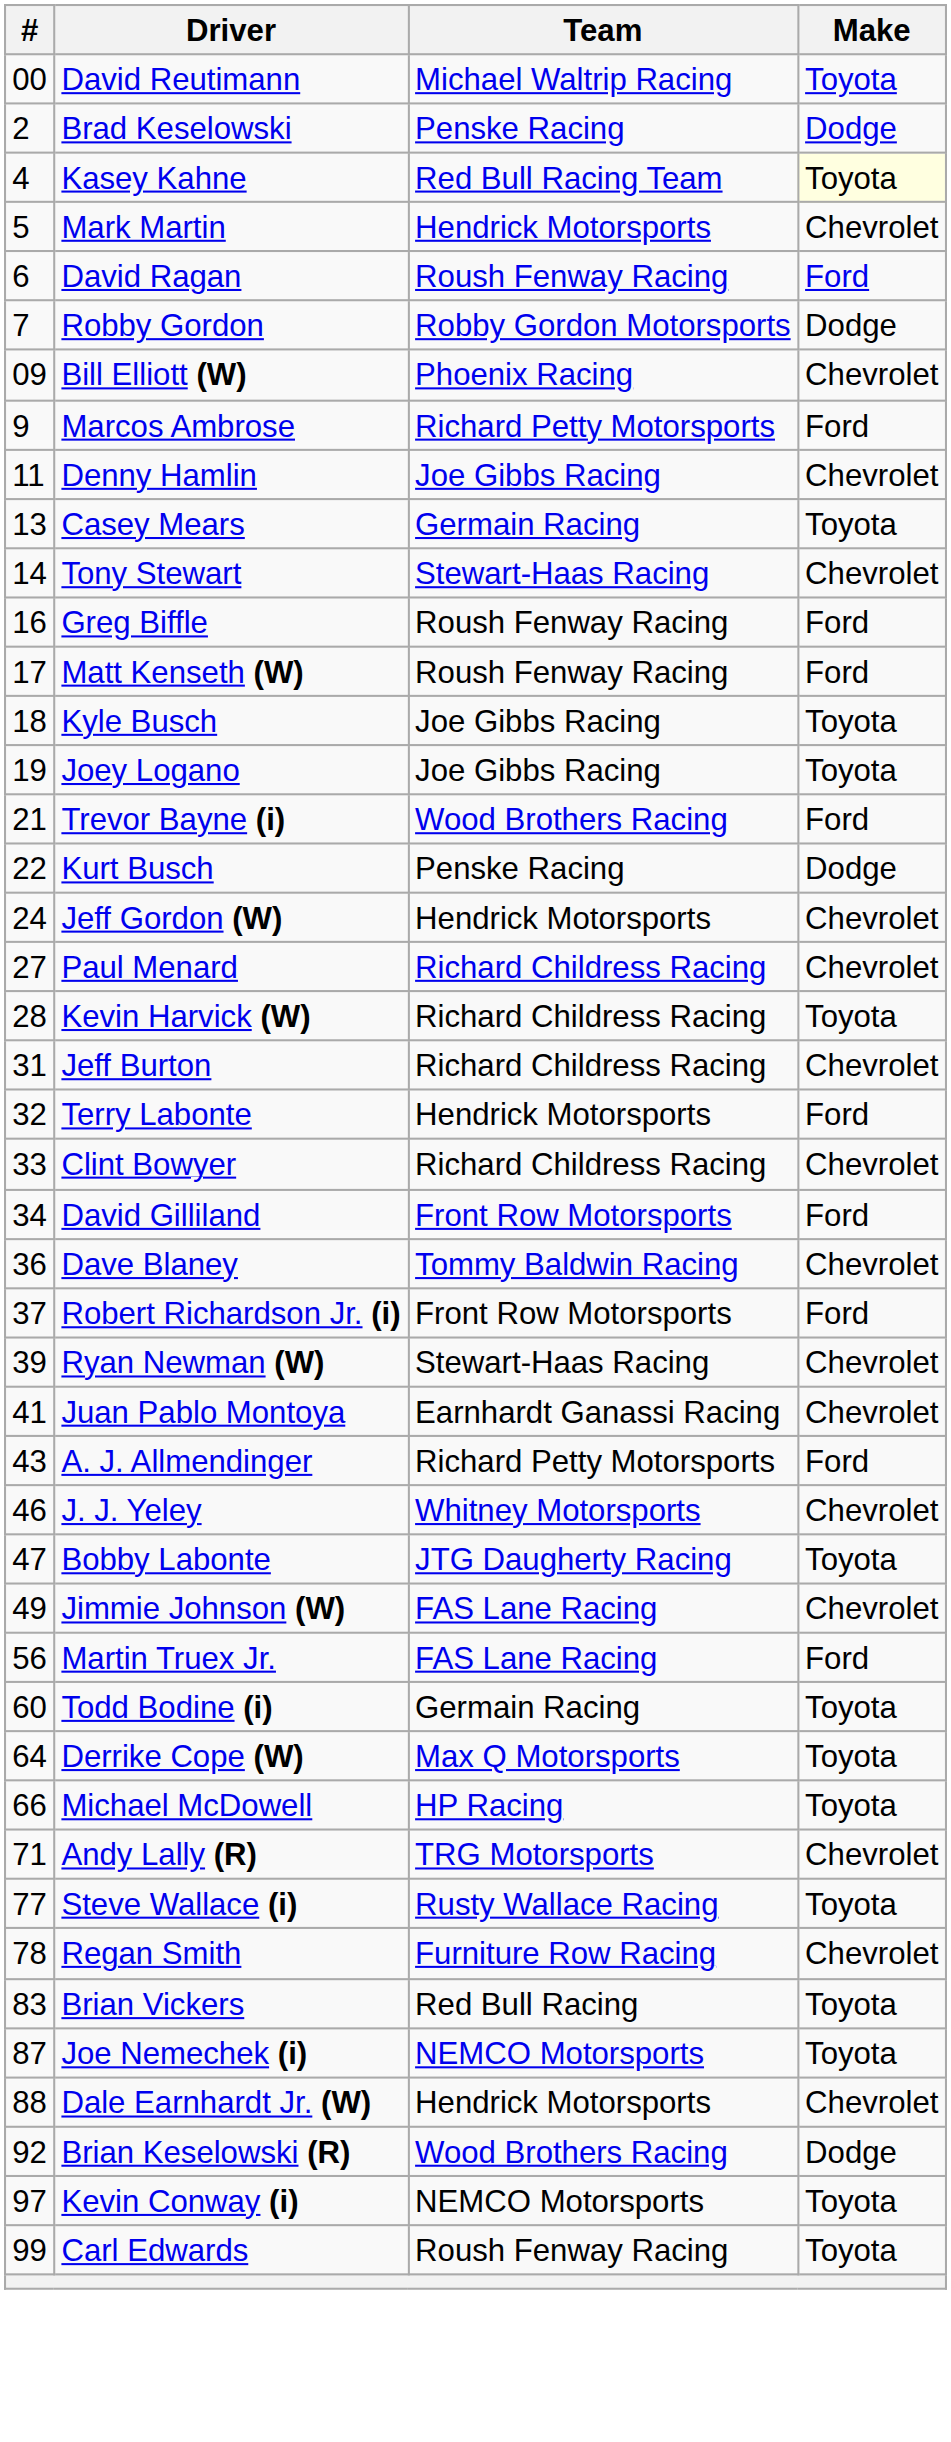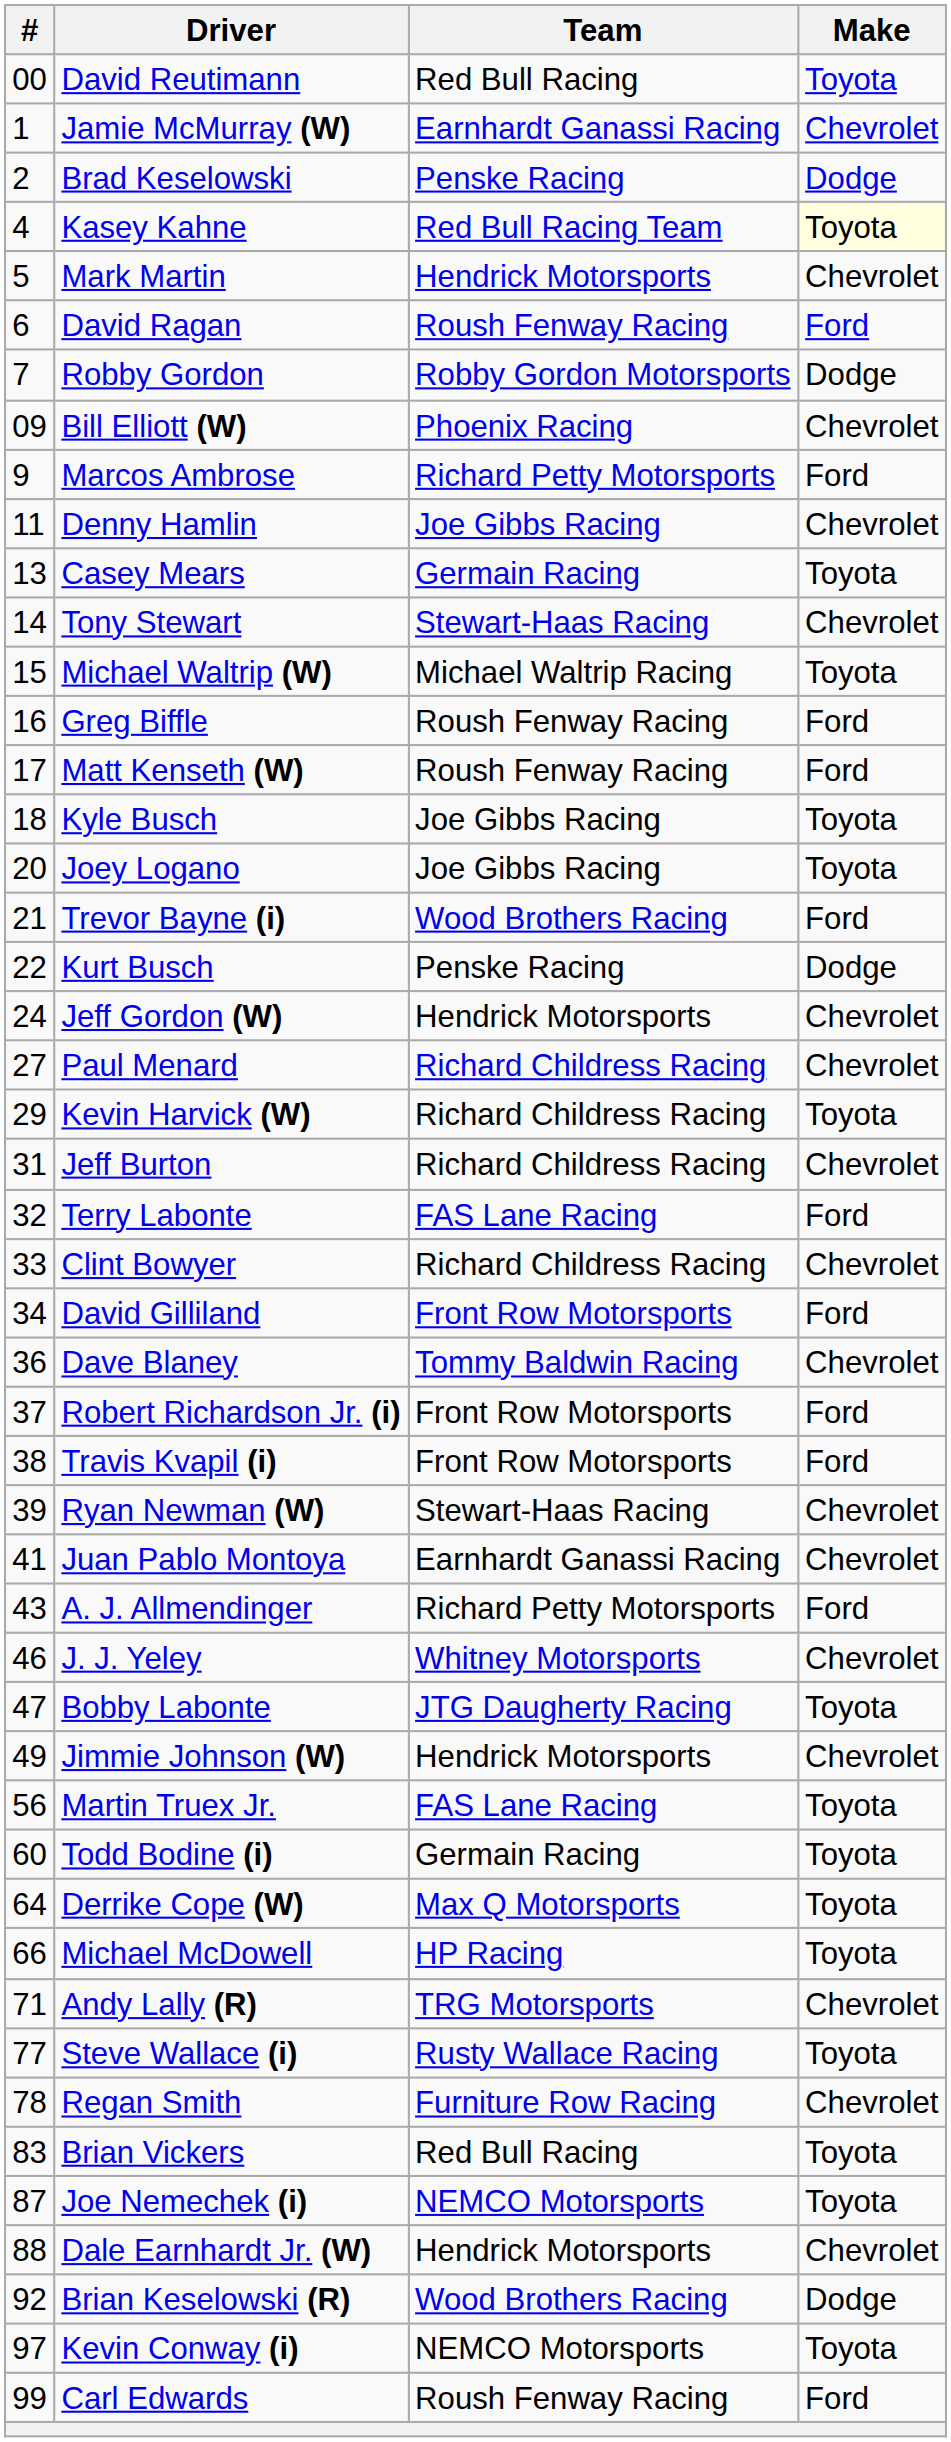(574, 79) Michael Waltrip Racing -> (527, 79) Red Bull Racing
+ row: (206, 129)
+ row: (197, 671)
(30, 770) 19 -> (30, 868) 20
(30, 1016) 28 -> (30, 1115) 29
(563, 1115) Hendrick Motorsports -> (536, 1214) FAS Lane Racing
+ row: (169, 1460)
(536, 1608) FAS Lane Racing -> (563, 1756) Hendrick Motorsports
(837, 1658) Ford -> (851, 1806) Toyota
(851, 2250) Toyota -> (837, 2398) Ford
